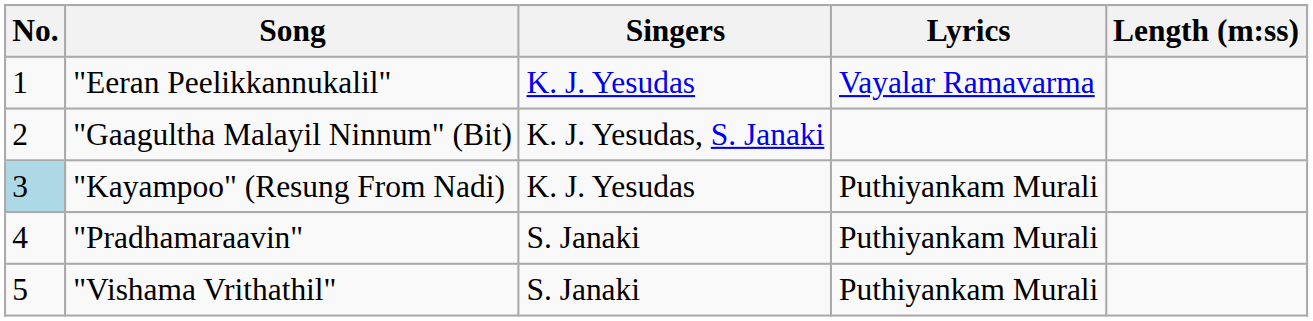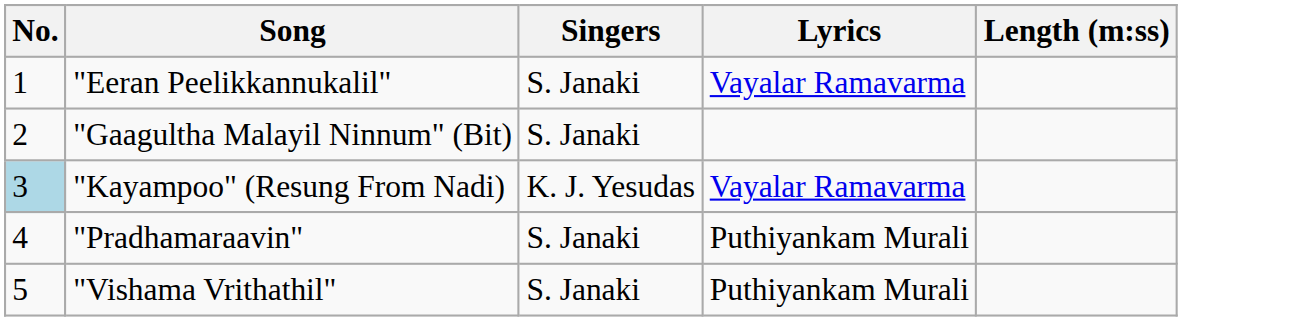(611, 82) K. J. Yesudas -> (583, 82) S. Janaki
(675, 134) K. J. Yesudas, S. Janaki -> (583, 134) S. Janaki
(969, 186) Puthiyankam Murali -> (838, 186) Vayalar Ramavarma
